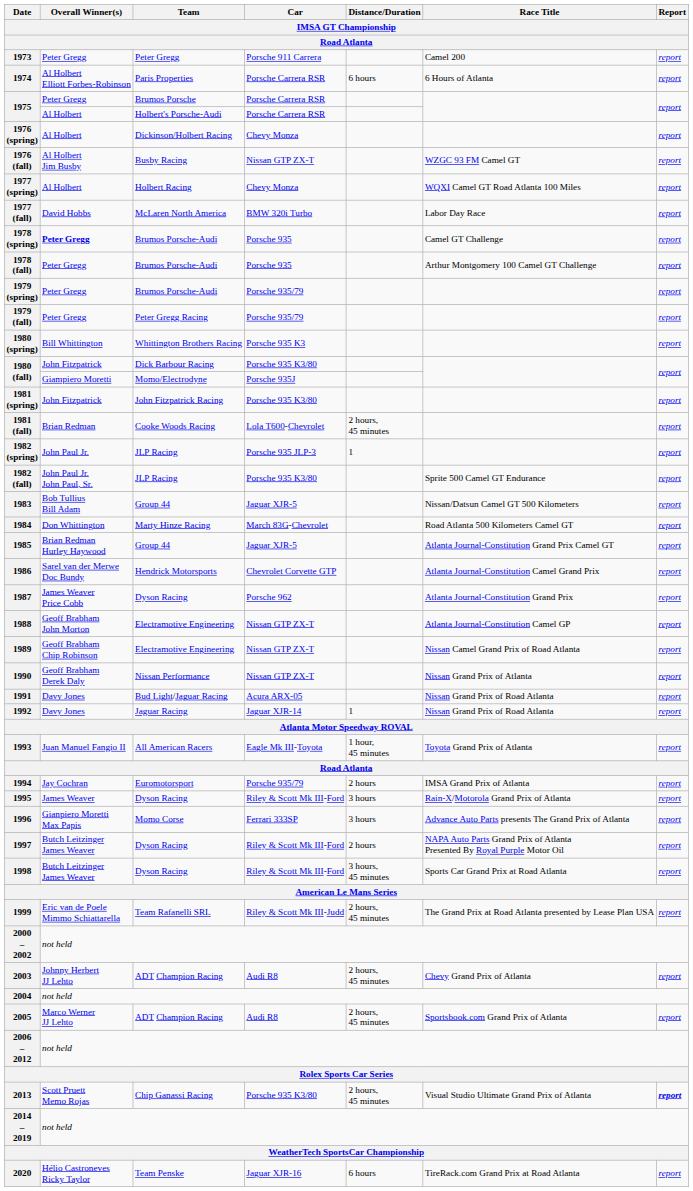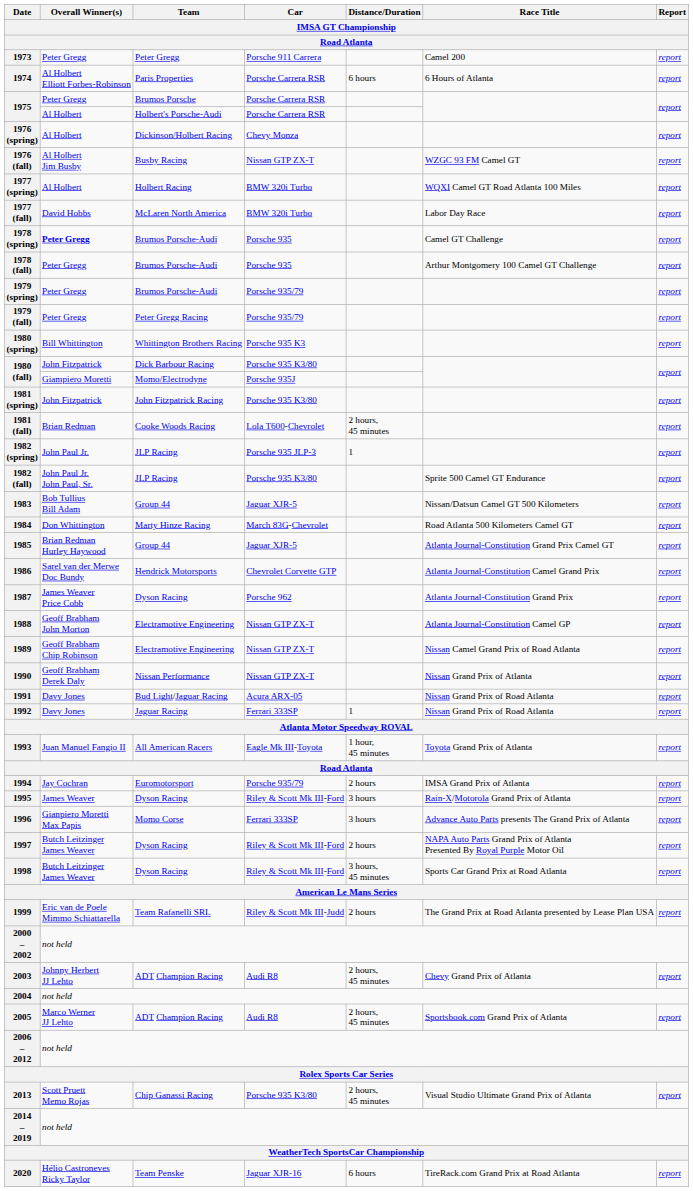(272, 187) Chevy Monza -> (279, 187) BMW 320i Turbo
(274, 712) Jaguar XJR-14 -> (272, 712) Ferrari 333SP
(369, 913) 2 hours, 45 minutes -> (362, 913) 2 hours
(670, 1095) bold -> (670, 1095) normal
